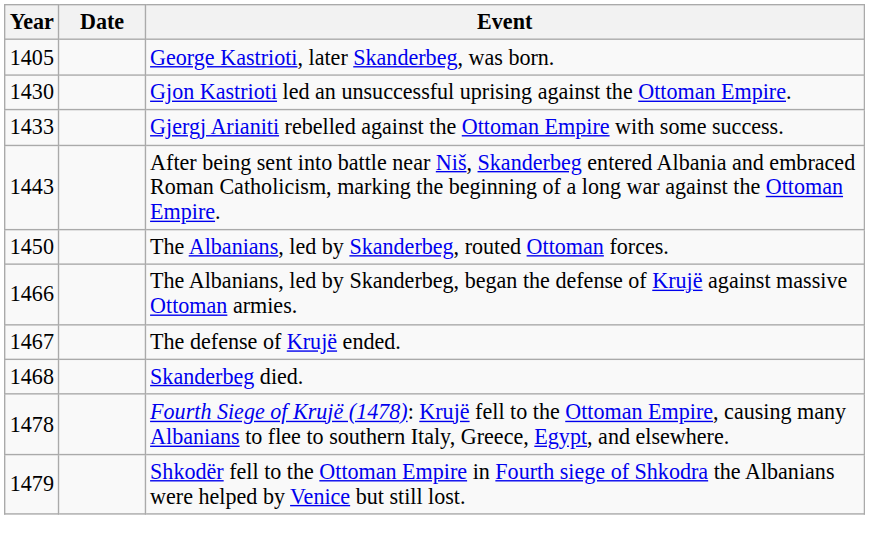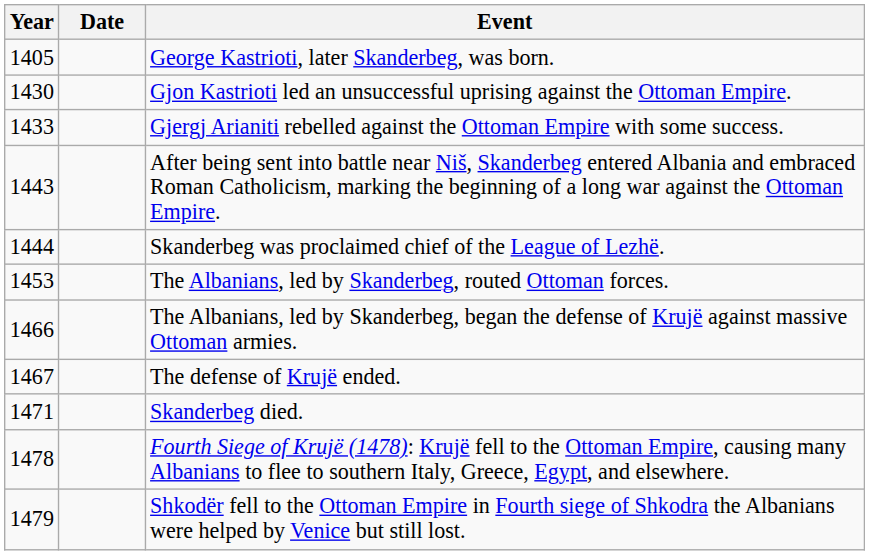+ row: (407, 246)
(32, 246) 1450 -> (32, 281) 1453
(32, 376) 1468 -> (32, 411) 1471
